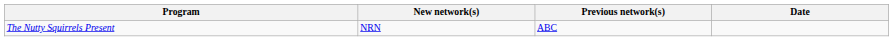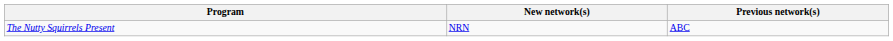- column: (800, 12)
